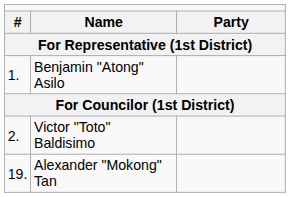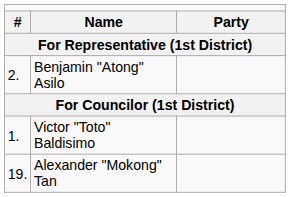(14, 75) 1. -> (14, 75) 2.
(14, 136) 2. -> (14, 136) 1.
